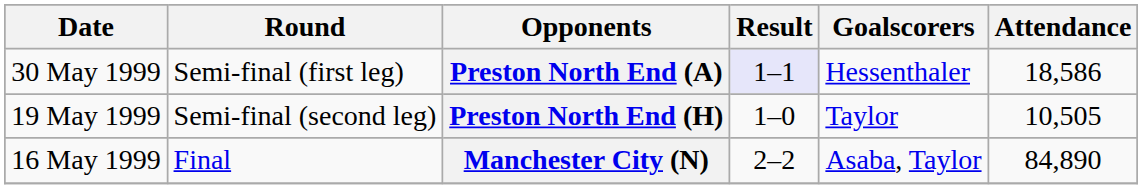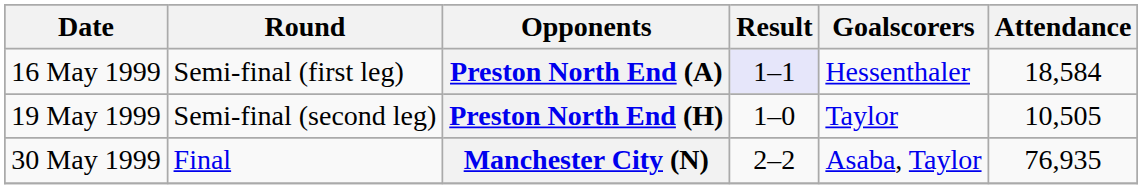(86, 71) 30 May 1999 -> (86, 71) 16 May 1999
(1063, 71) 18,586 -> (1063, 71) 18,584
(86, 159) 16 May 1999 -> (86, 159) 30 May 1999
(1063, 159) 84,890 -> (1063, 159) 76,935
